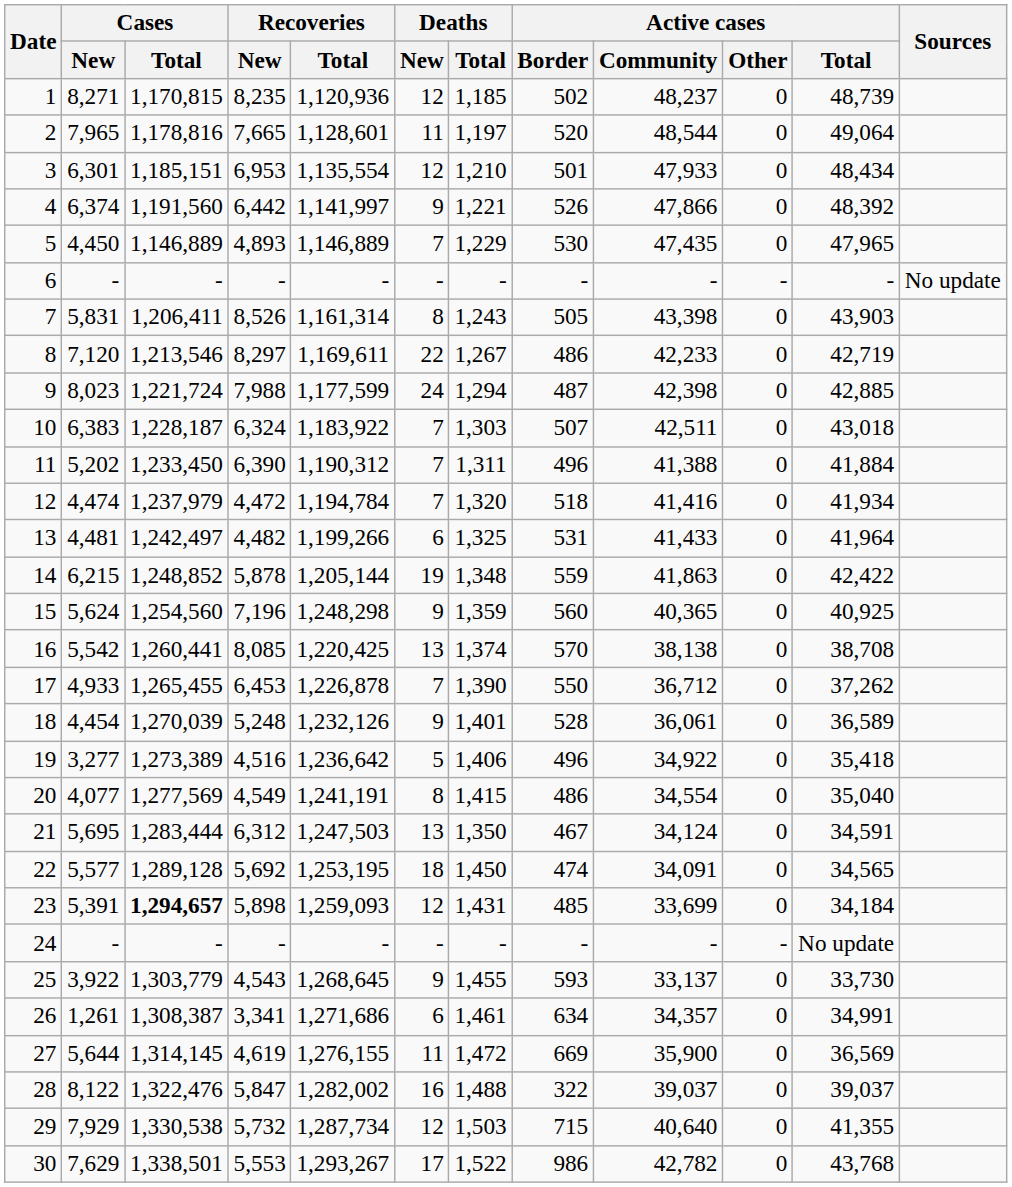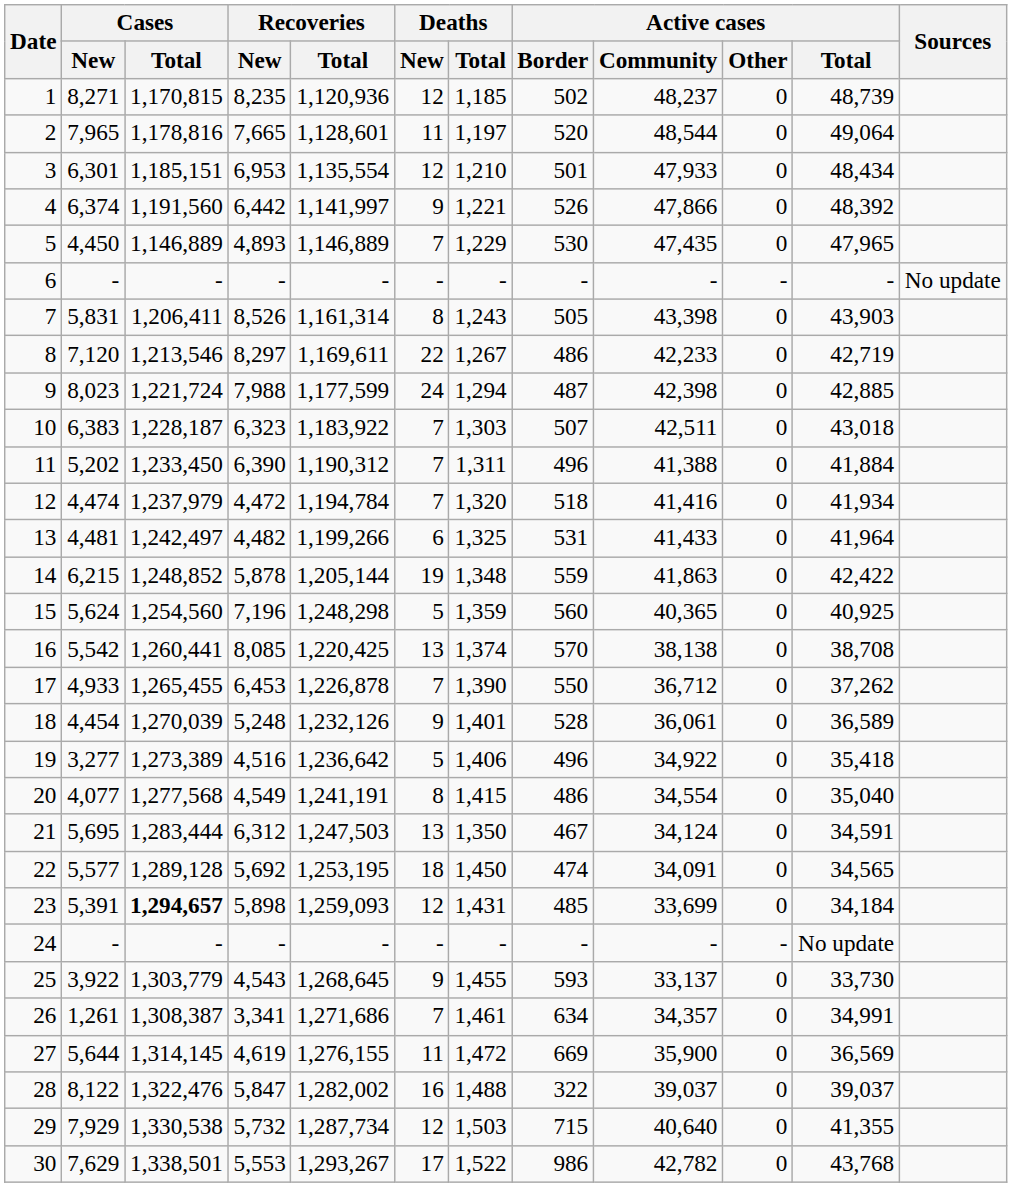(260, 427) 6,324 -> (260, 427) 6,323
(438, 611) 9 -> (438, 611) 5
(176, 795) 1,277,569 -> (176, 795) 1,277,568
(438, 1016) 6 -> (438, 1016) 7
